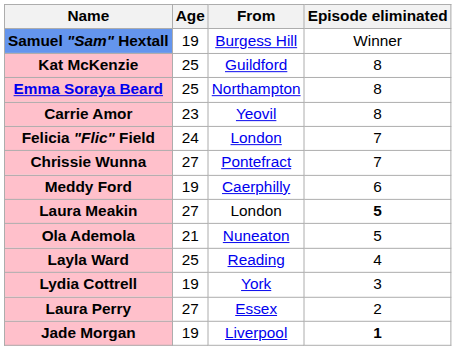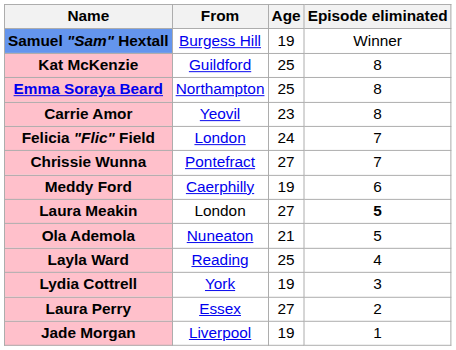columns swapped: (190, 16) <-> (256, 16)
(378, 333) bold -> (378, 333) normal
